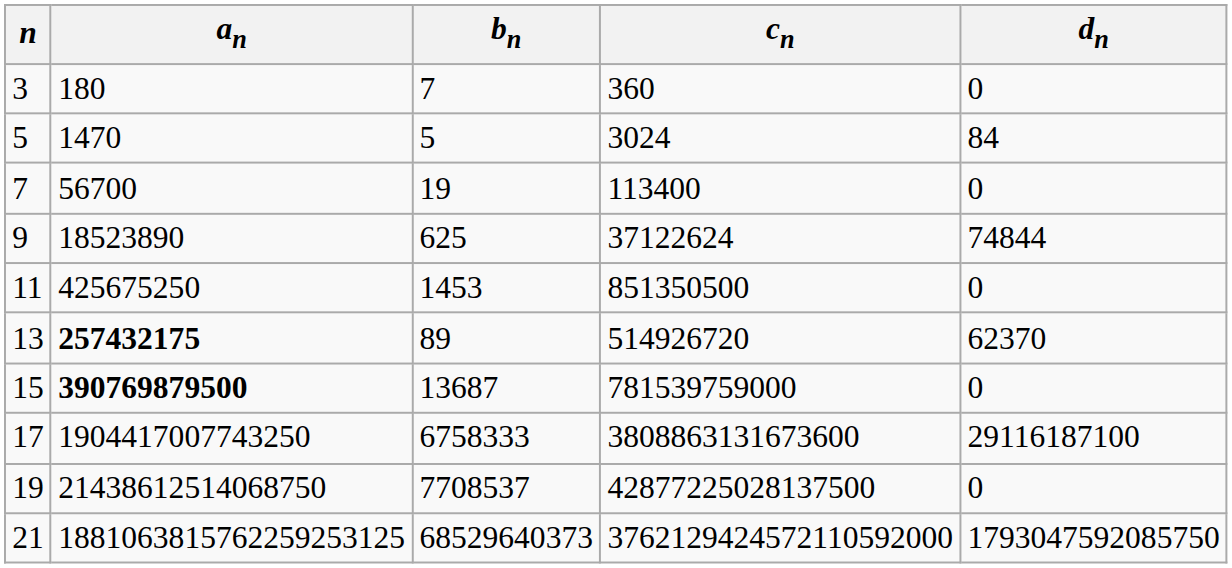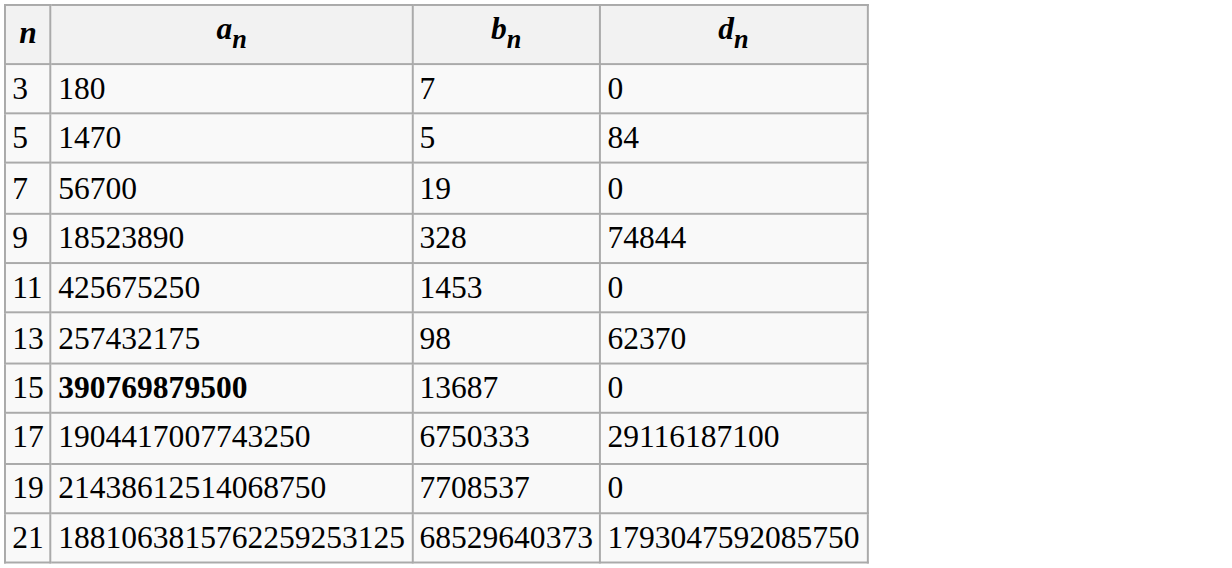- column: (780, 33)
(443, 237) 625 -> (443, 237) 328
(129, 337) bold -> (129, 337) normal
(435, 337) 89 -> (435, 337) 98
(475, 437) 6758333 -> (475, 437) 6750333
